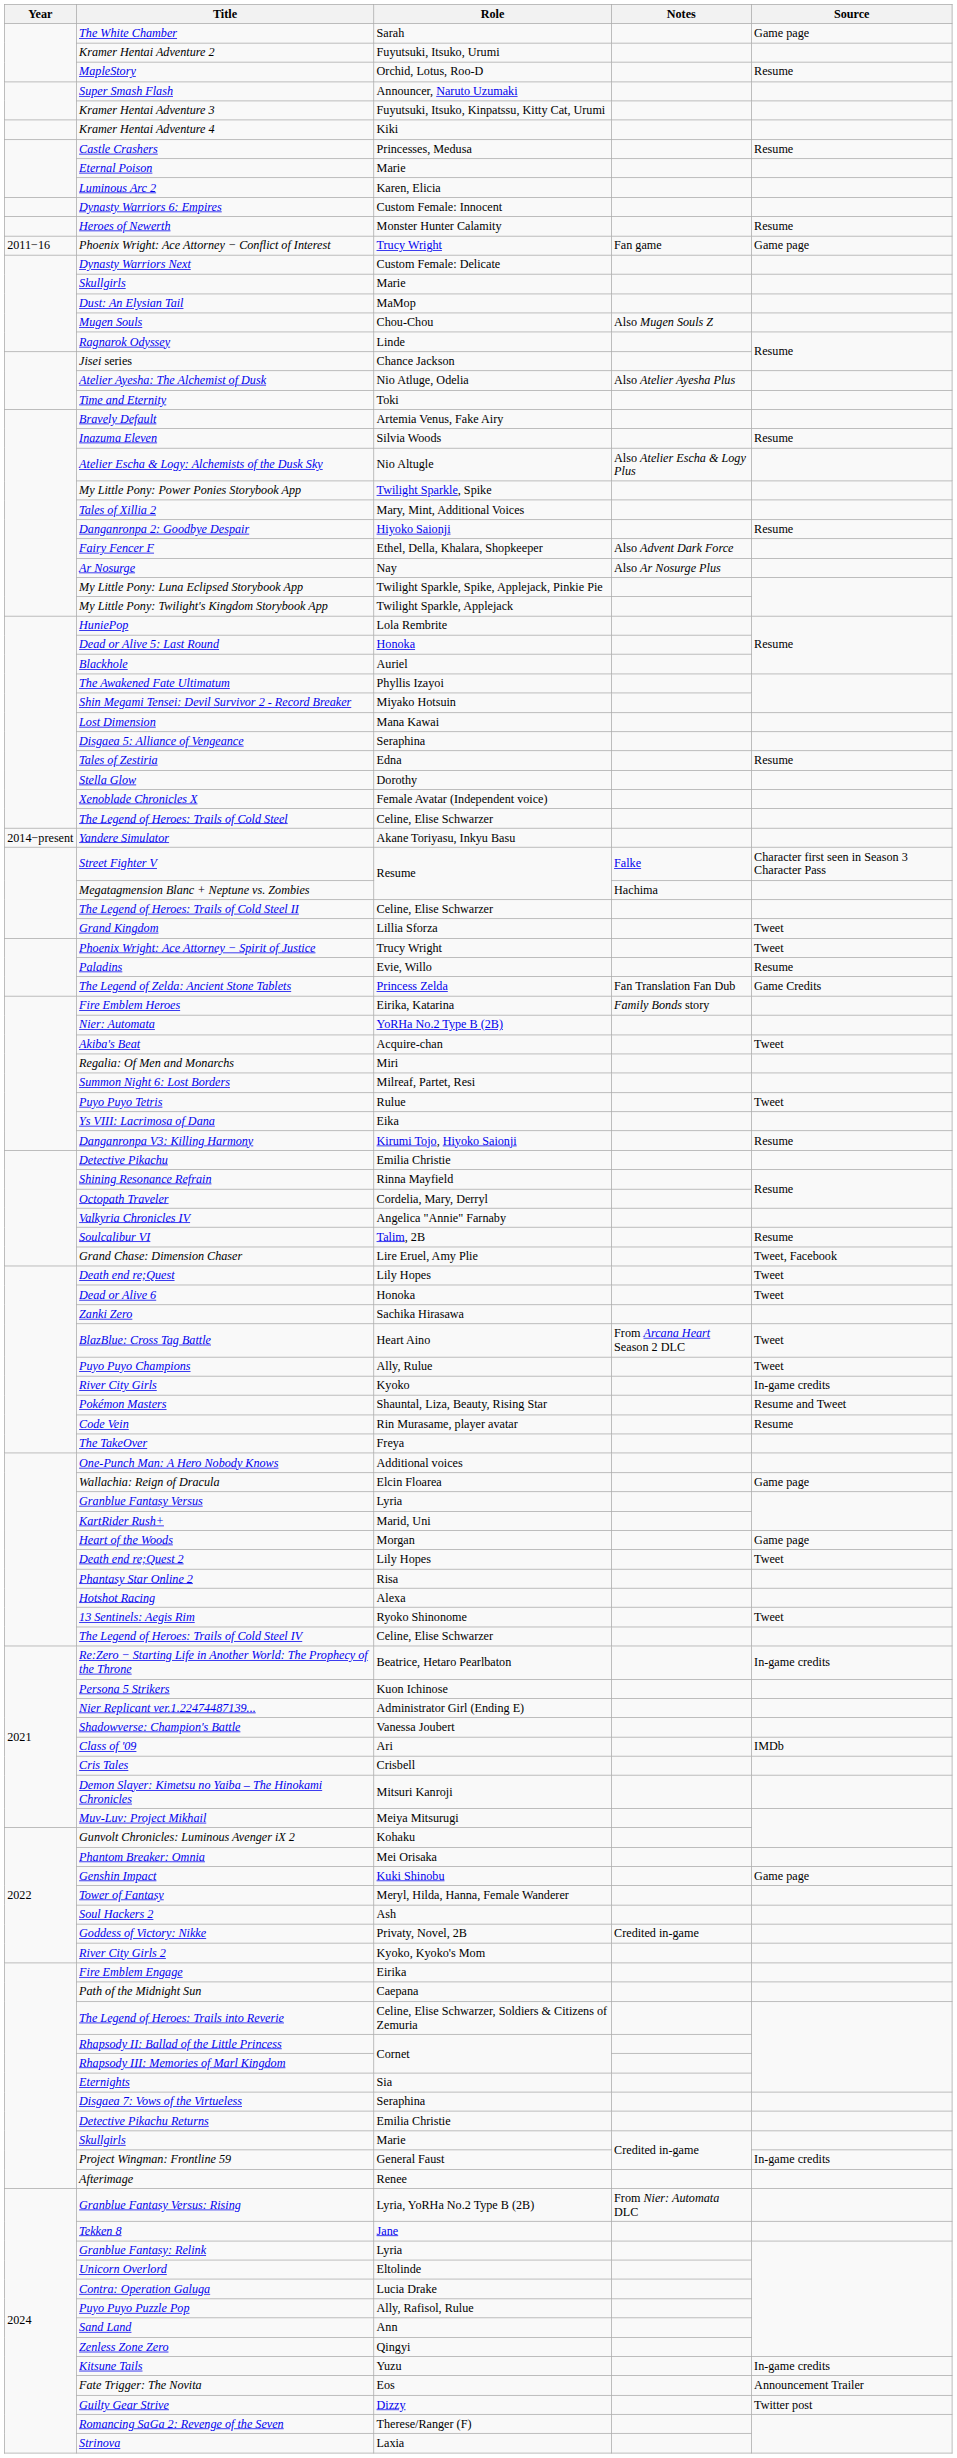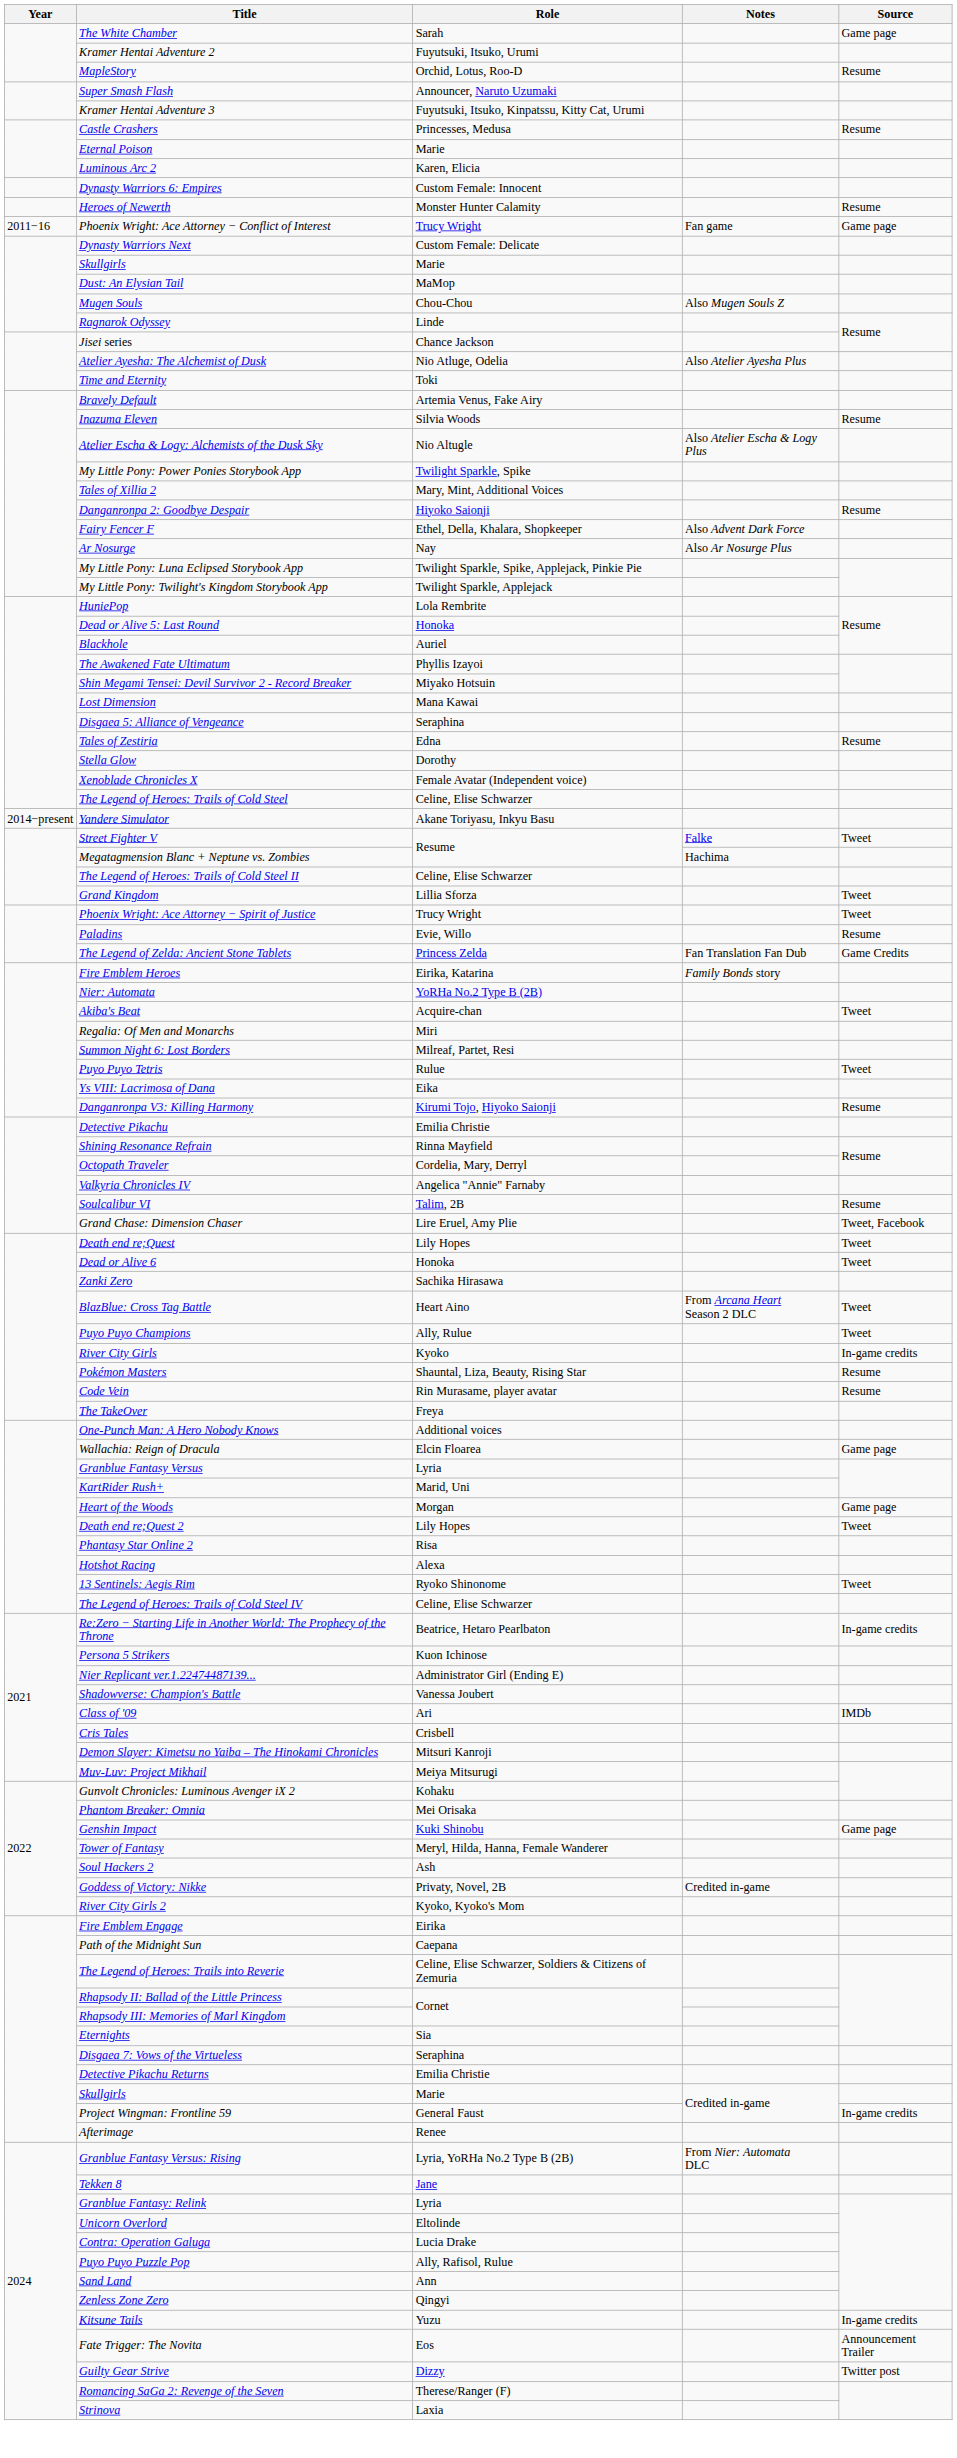- row: (147, 129)
(831, 863) Character first seen in Season 3 Character Pass -> (856, 837) Tweet
(800, 1405) Resume and Tweet -> (861, 1372) Resume
